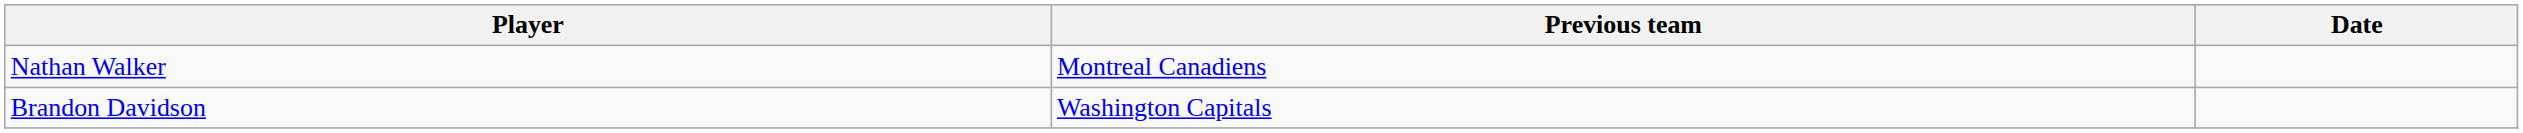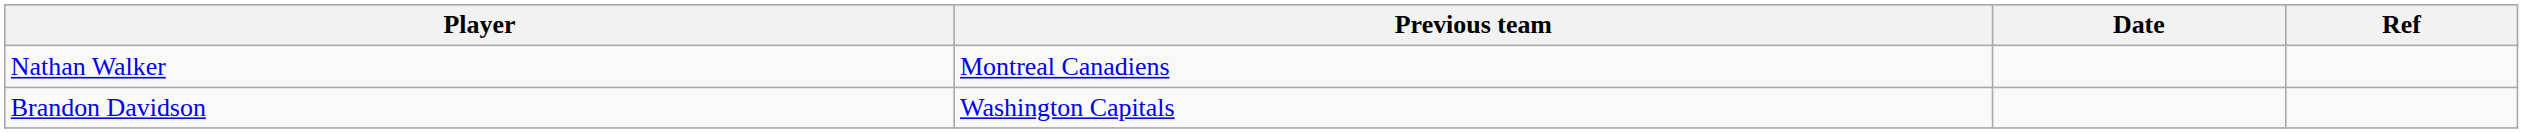+ column: (2401, 25)
